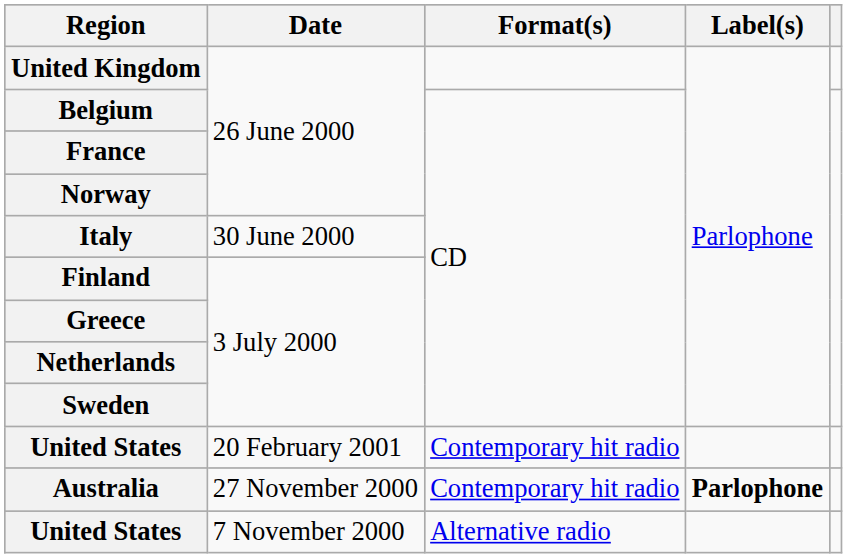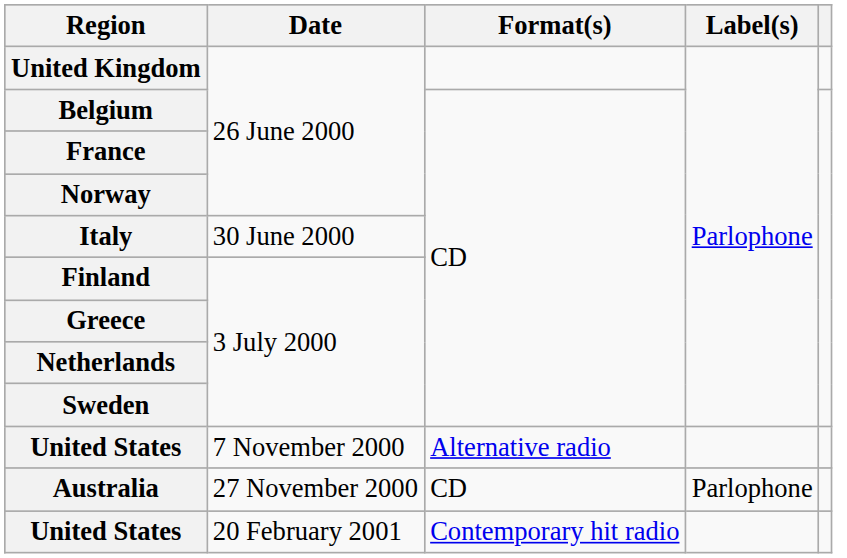rows swapped: (106, 531) <-> (106, 446)
(555, 488) Contemporary hit radio -> (449, 488) CD
(757, 488) bold -> (752, 488) normal
